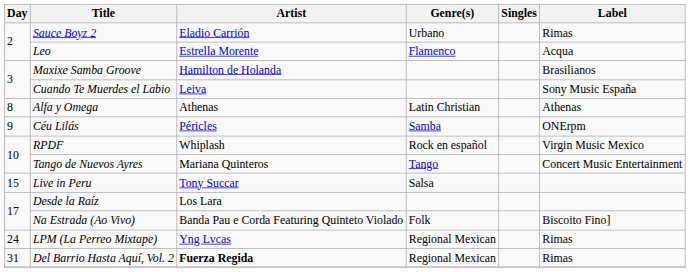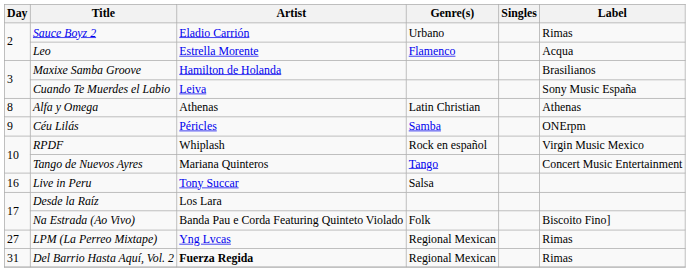(13, 182) 15 -> (13, 182) 16
(13, 239) 24 -> (13, 239) 27
